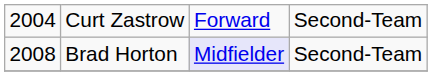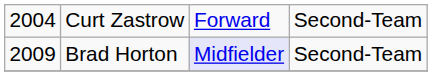(33, 53) 2008 -> (33, 53) 2009
